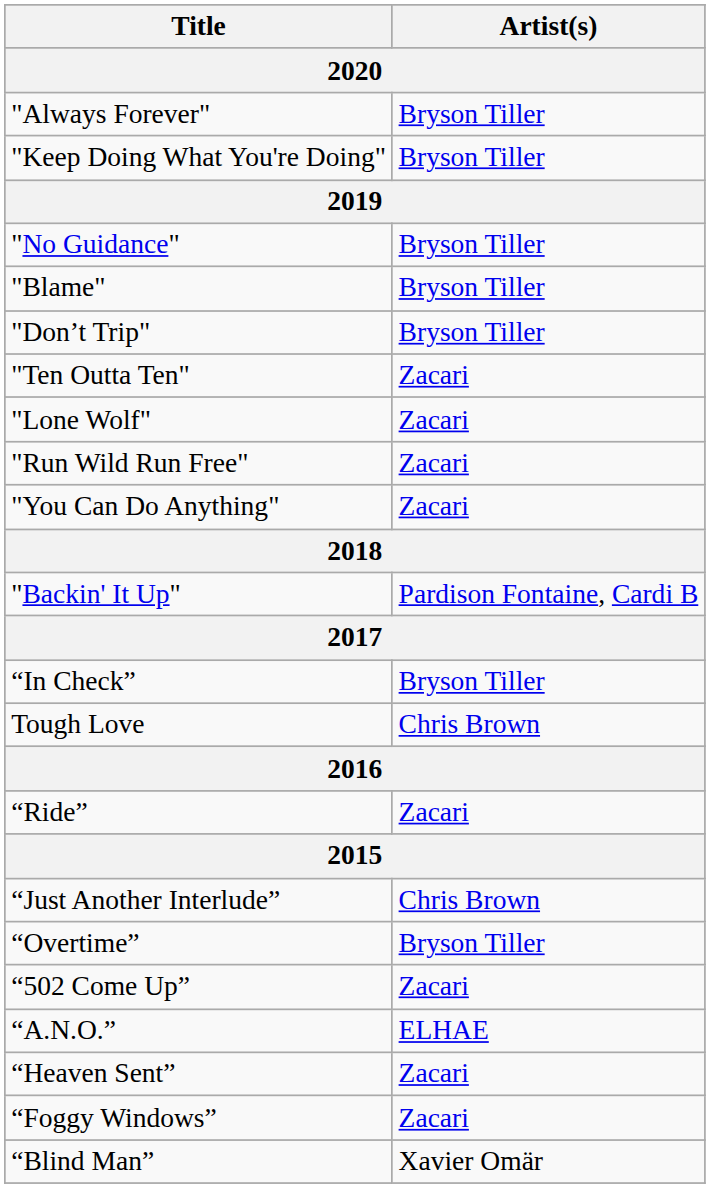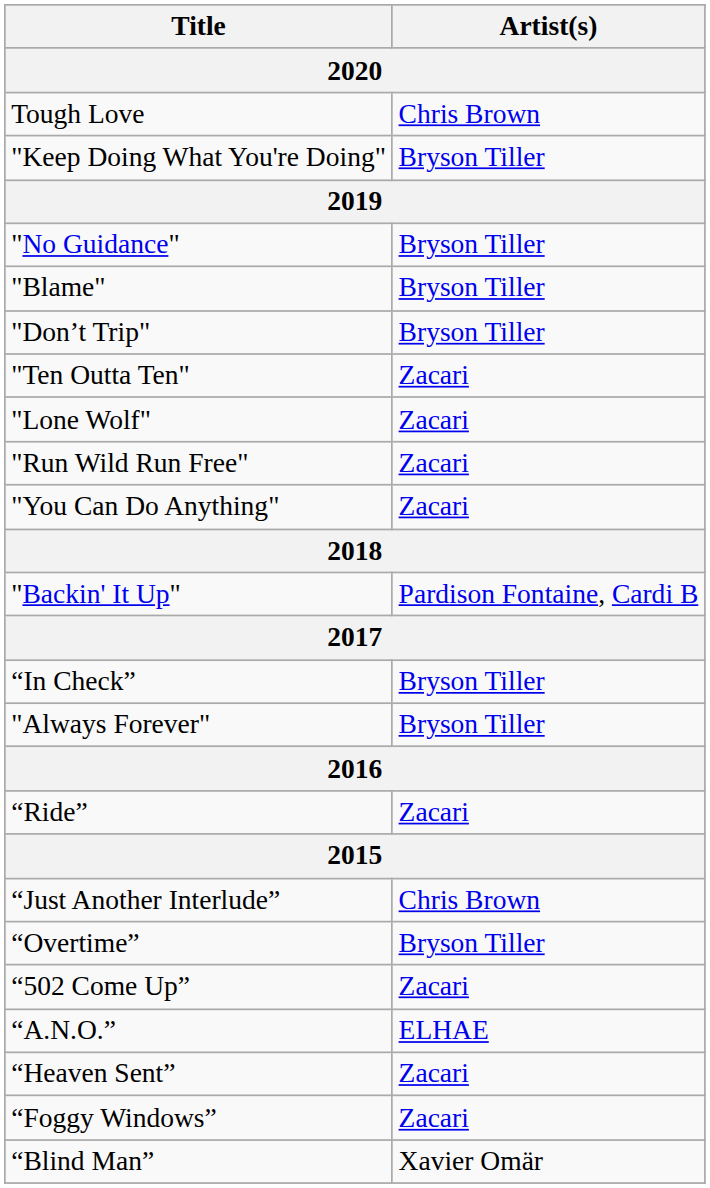rows swapped: (111, 113) <-> (78, 724)
